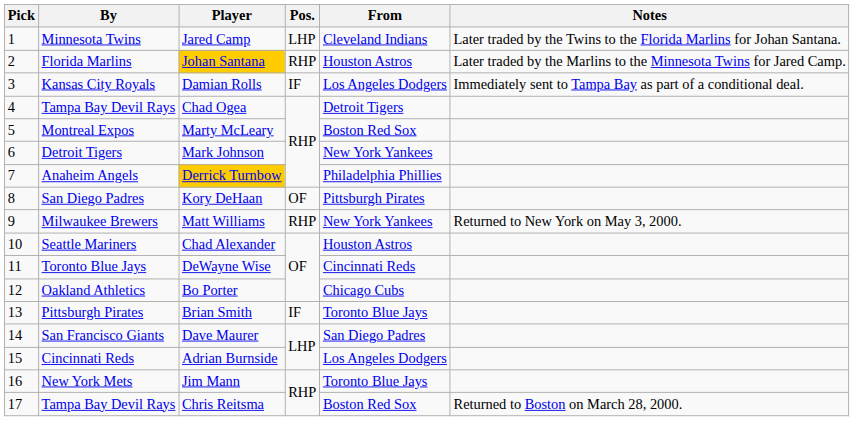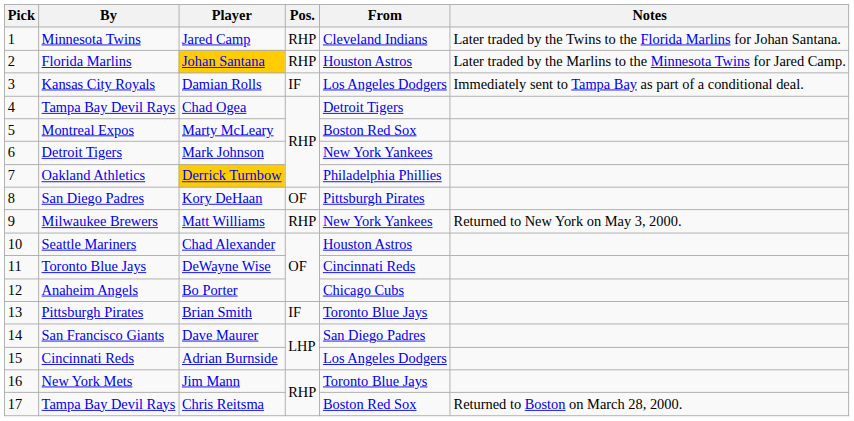(302, 38) LHP -> (302, 38) RHP
(90, 175) Anaheim Angels -> (93, 175) Oakland Athletics
(93, 289) Oakland Athletics -> (90, 289) Anaheim Angels
